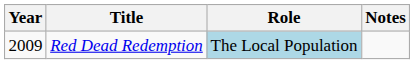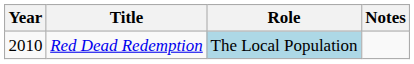(25, 44) 2009 -> (25, 44) 2010
